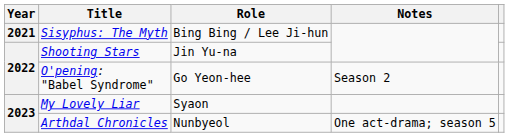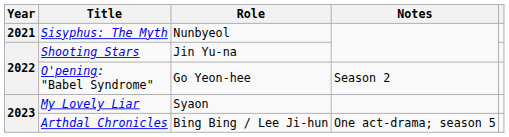(251, 33) Bing Bing / Lee Ji-hun -> (202, 33) Nunbyeol
(202, 123) Nunbyeol -> (251, 123) Bing Bing / Lee Ji-hun
